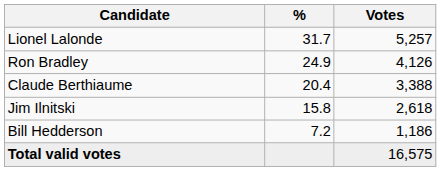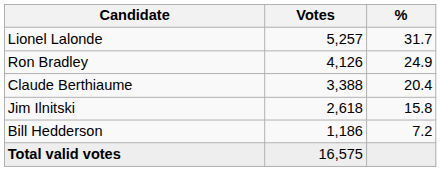columns swapped: (385, 16) <-> (300, 16)
